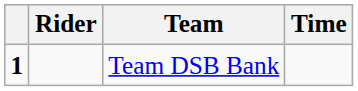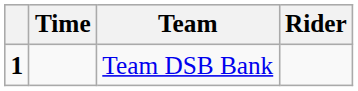columns swapped: (66, 24) <-> (319, 24)
